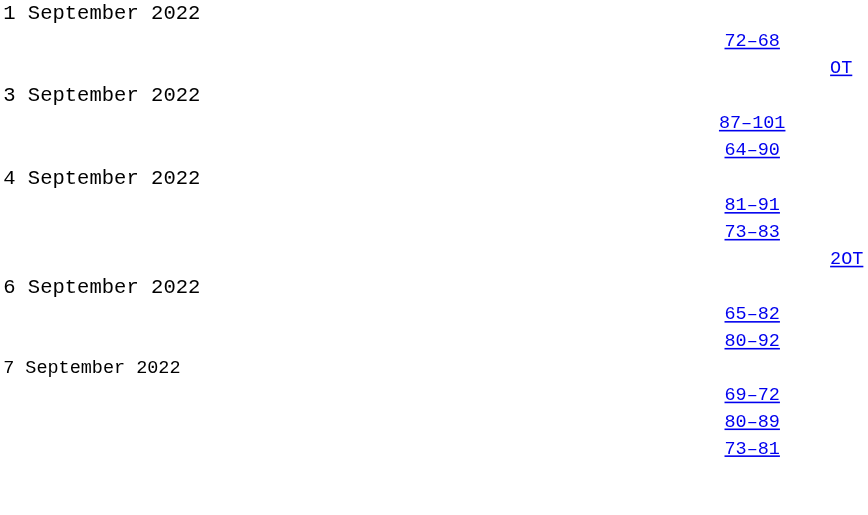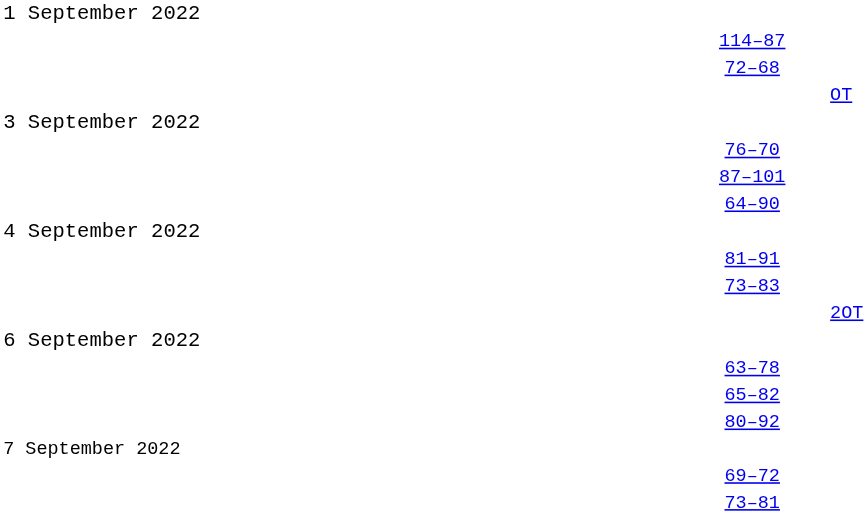+ row: (313, 41)
+ row: (313, 150)
+ row: (313, 368)
- row: (313, 422)
